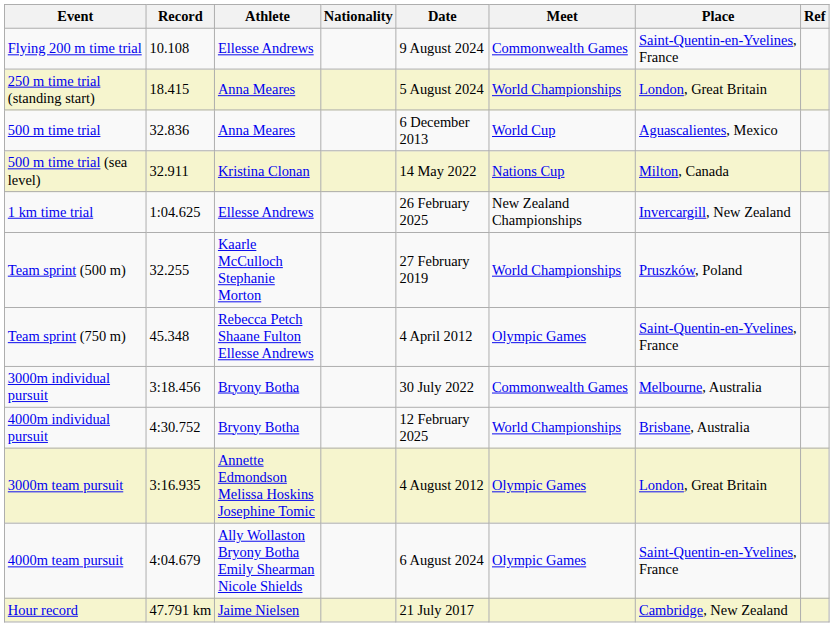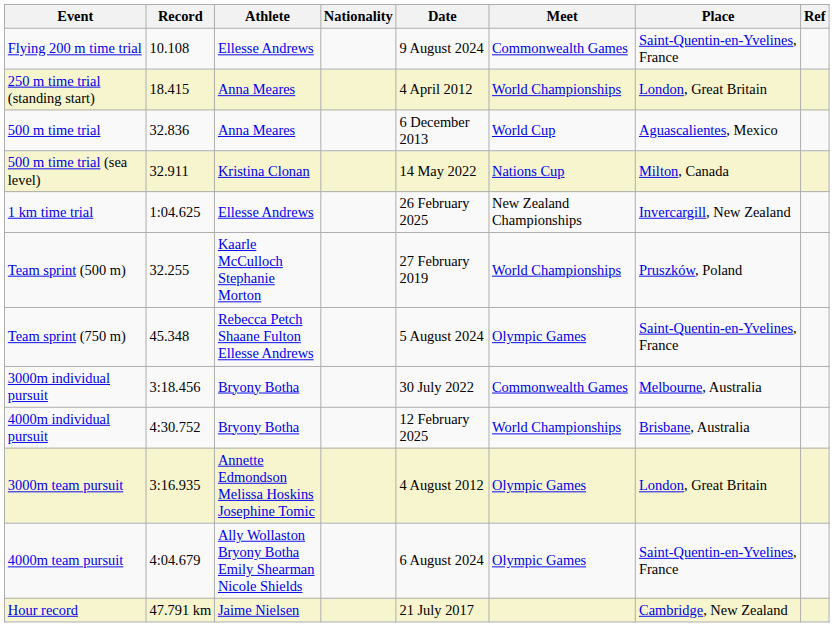(442, 89) 5 August 2024 -> (436, 89) 4 April 2012
(436, 337) 4 April 2012 -> (442, 337) 5 August 2024
